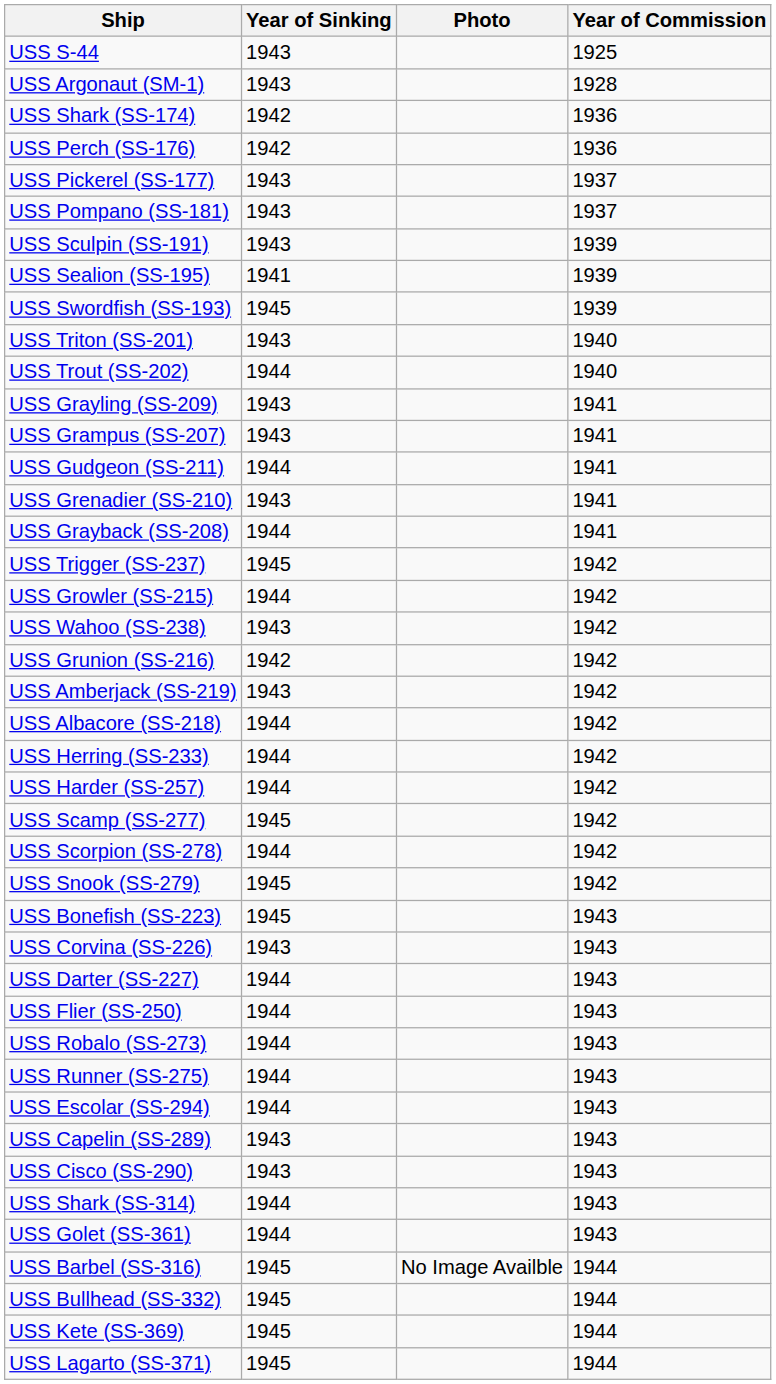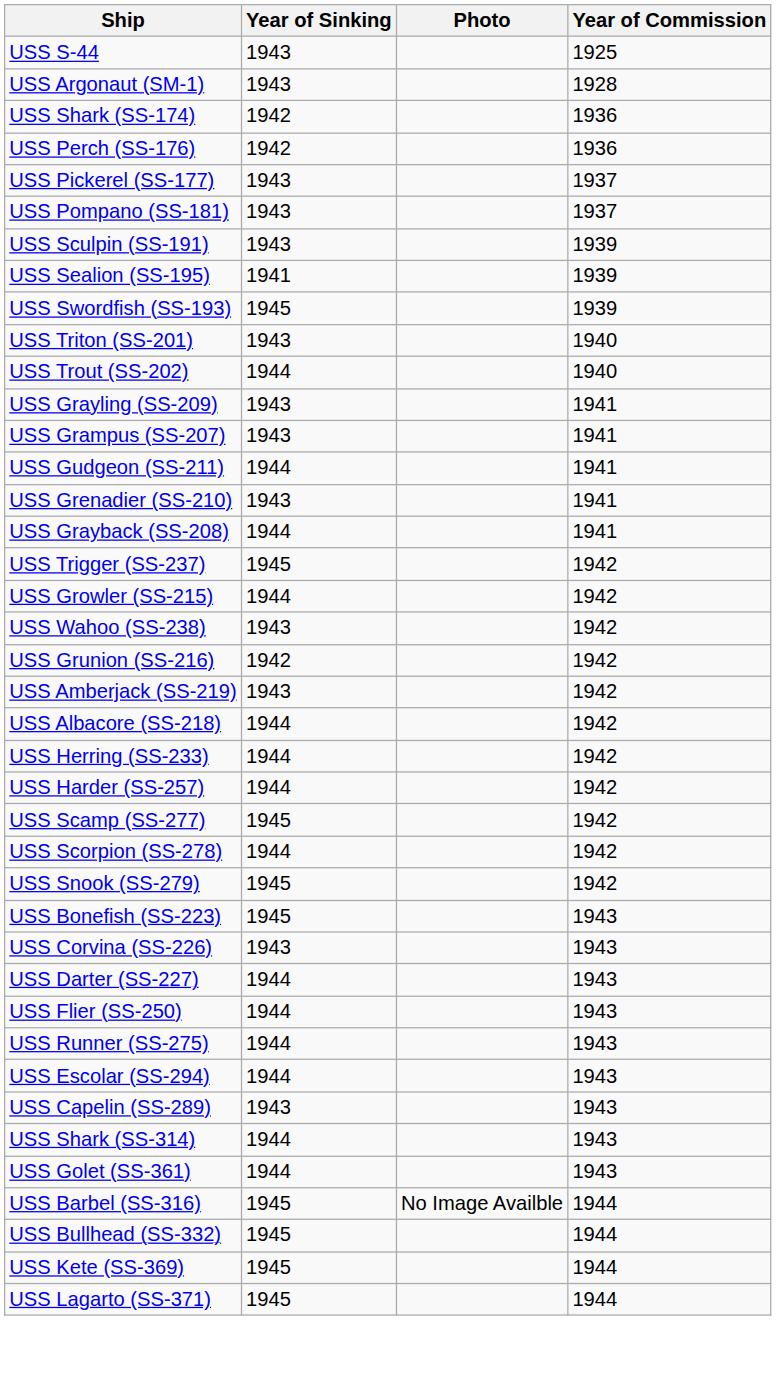- row: (108, 1043)
- row: (101, 1171)
